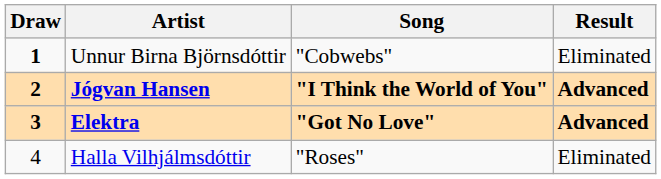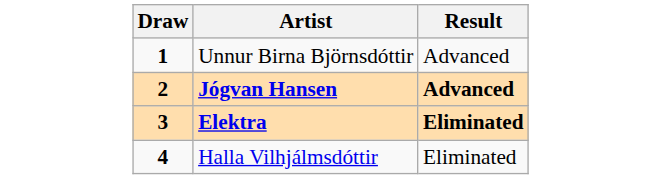- column: (422, 21)
(604, 55) Eliminated -> (466, 55) Advanced
(603, 122) Advanced -> (473, 122) Eliminated
(36, 156) normal -> (163, 156) bold
